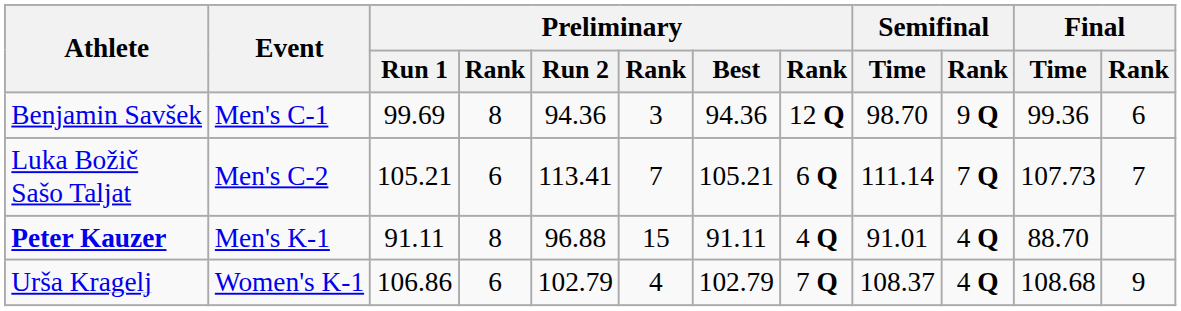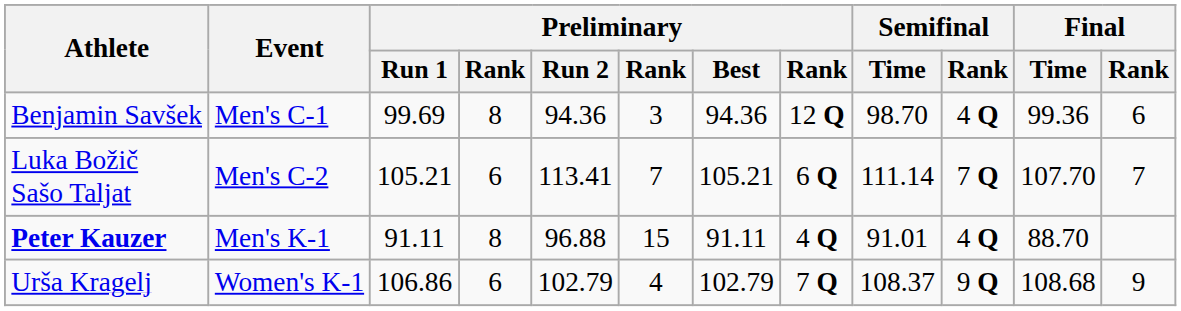(978, 115) 9 Q -> (978, 115) 4 Q
(1058, 176) 107.73 -> (1058, 176) 107.70
(978, 282) 4 Q -> (978, 282) 9 Q
